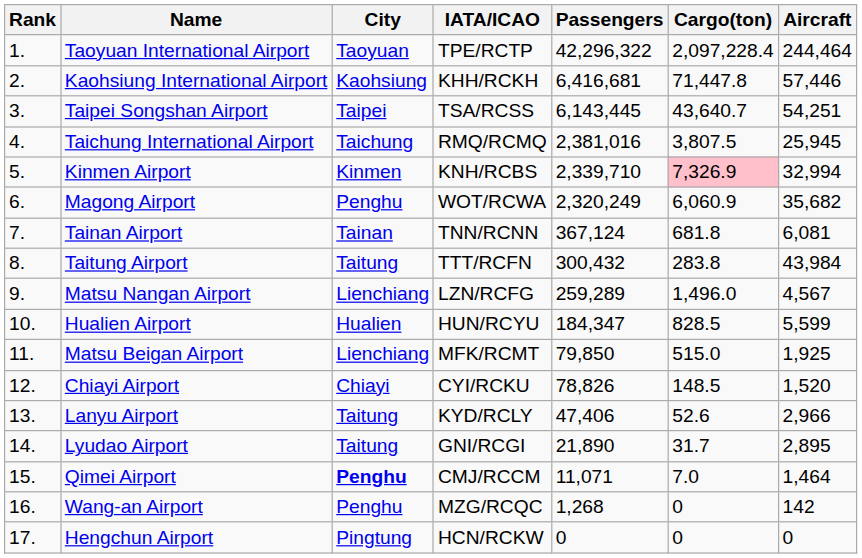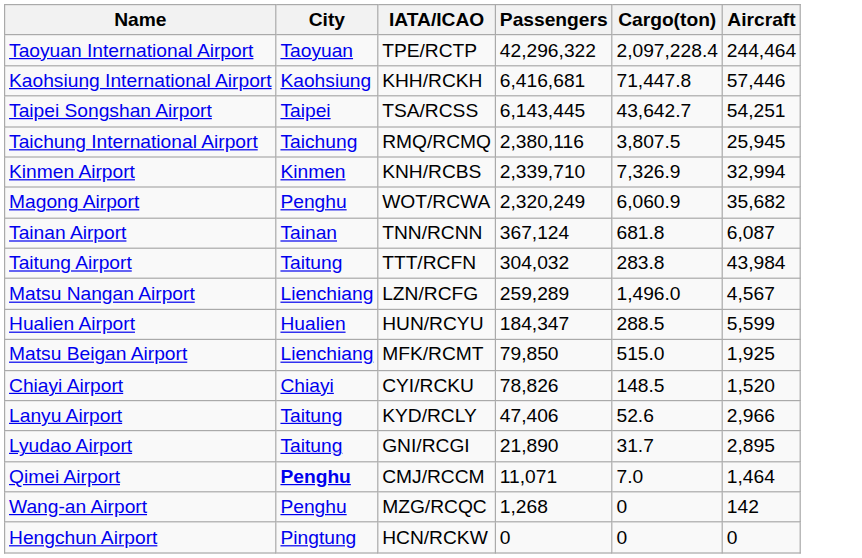- column: (33, 19)
(710, 111) 43,640.7 -> (654, 111) 43,642.7
(598, 141) 2,381,016 -> (542, 141) 2,380,116
(704, 171) pink background -> (649, 171) no background
(807, 232) 6,081 -> (751, 232) 6,087
(590, 263) 300,432 -> (535, 263) 304,032
(696, 324) 828.5 -> (641, 324) 288.5
